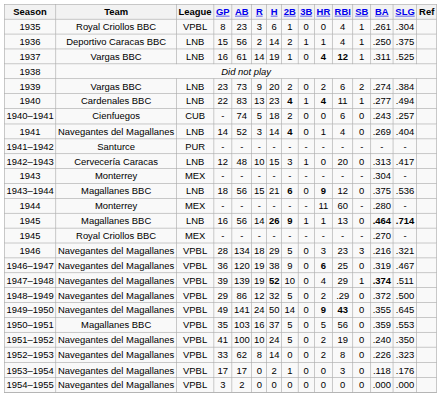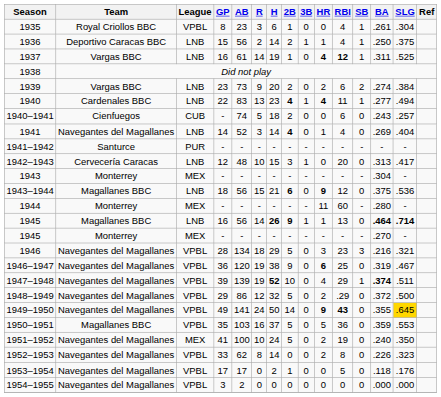(116, 236) Royal Criollos BBC -> (116, 236) Monterrey
(405, 310) no background -> (405, 310) gold background
(343, 325) 56 -> (343, 325) 36
(195, 340) VPBL -> (195, 340) MEX
(343, 370) 3 -> (343, 370) 5
